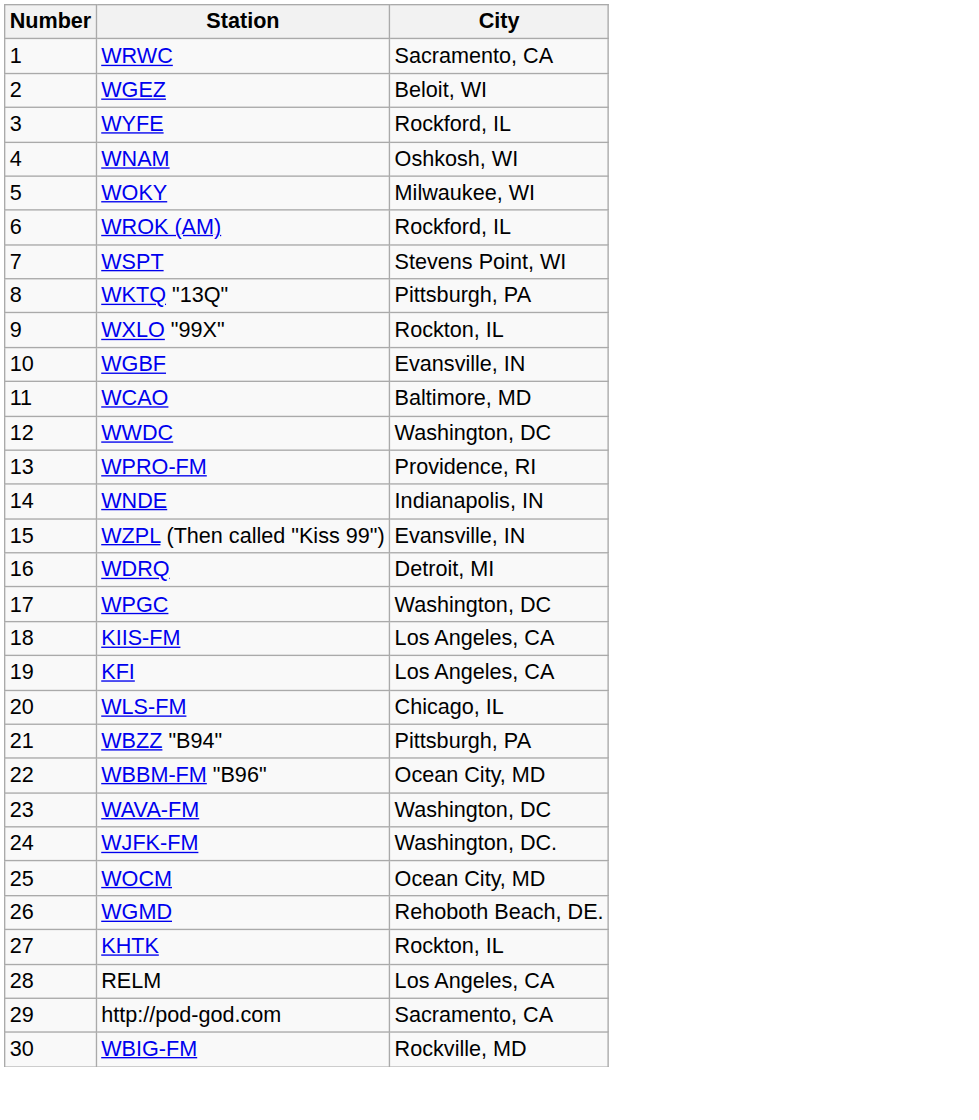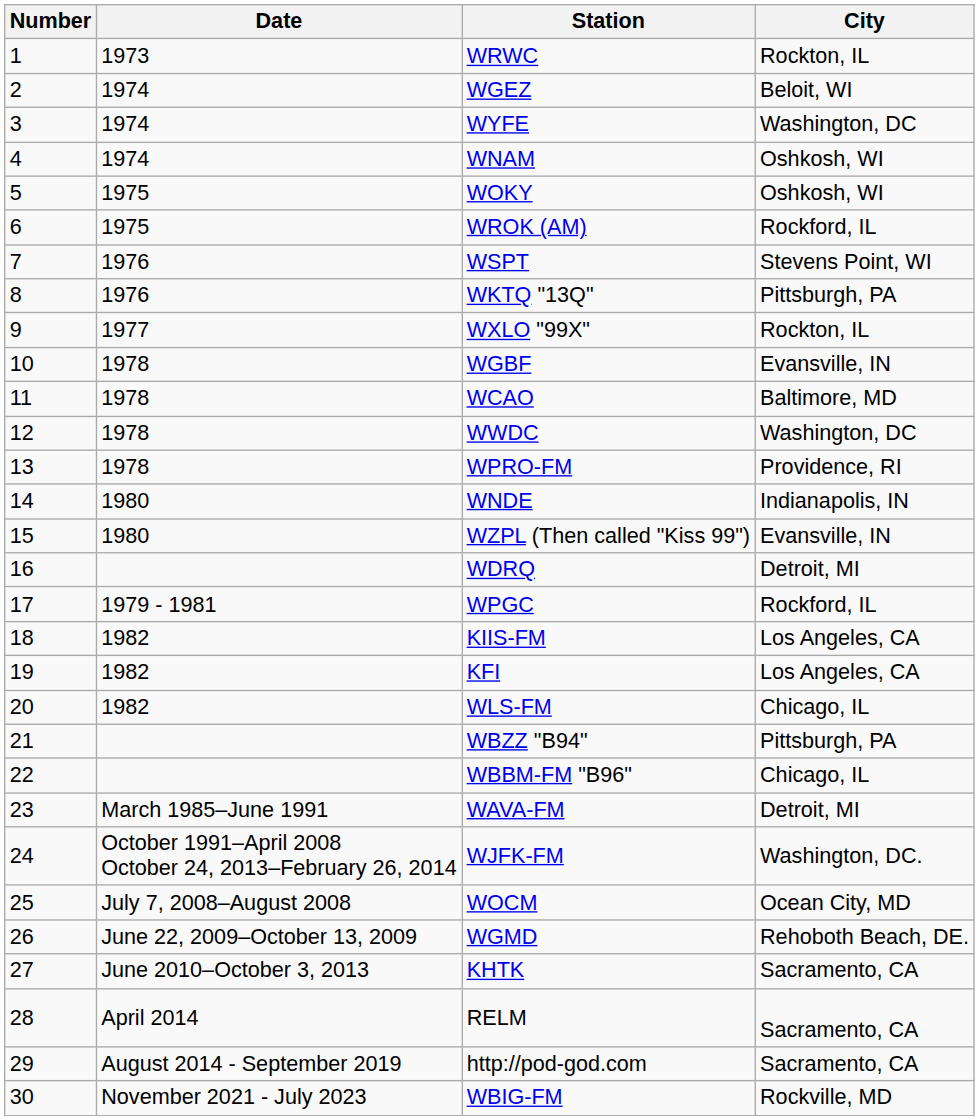+ column: (279, 21)
(474, 55) Sacramento, CA -> (815, 55) Rockton, IL
(453, 124) Rockford, IL -> (838, 124) Washington, DC
(465, 192) Milwaukee, WI -> (822, 192) Oshkosh, WI
(473, 603) Washington, DC -> (818, 603) Rockford, IL
(470, 775) Ocean City, MD -> (815, 775) Chicago, IL
(473, 809) Washington, DC -> (810, 809) Detroit, MI
(449, 946) Rockton, IL -> (839, 970) Sacramento, CA
(474, 980) Los Angeles, CA -> (839, 1029) Sacramento, CA
